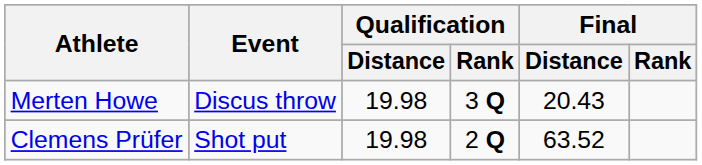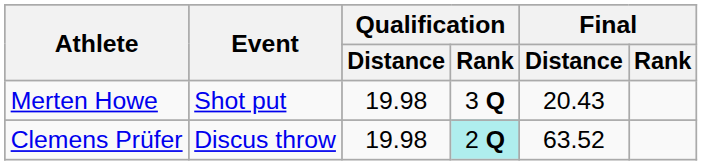(265, 101) Discus throw -> (240, 101) Shot put
(240, 140) Shot put -> (265, 140) Discus throw
(485, 140) no background -> (485, 140) paleturquoise background
